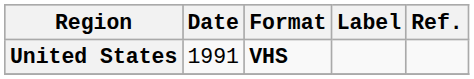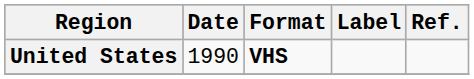(213, 57) 1991 -> (213, 57) 1990
